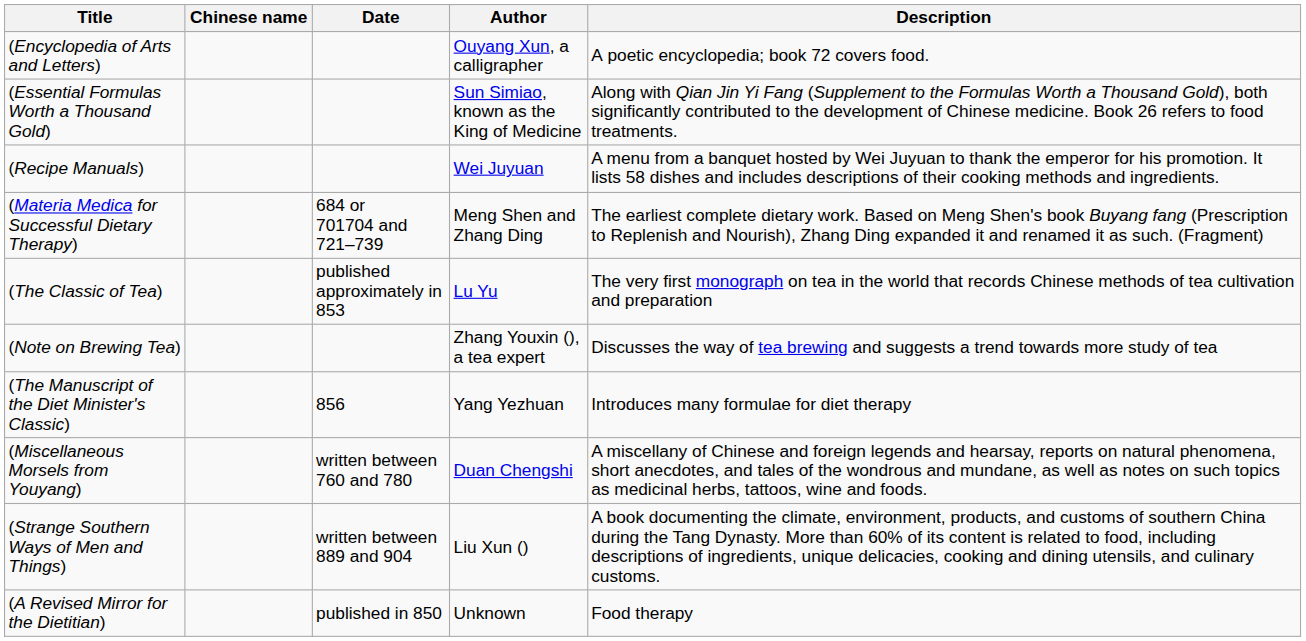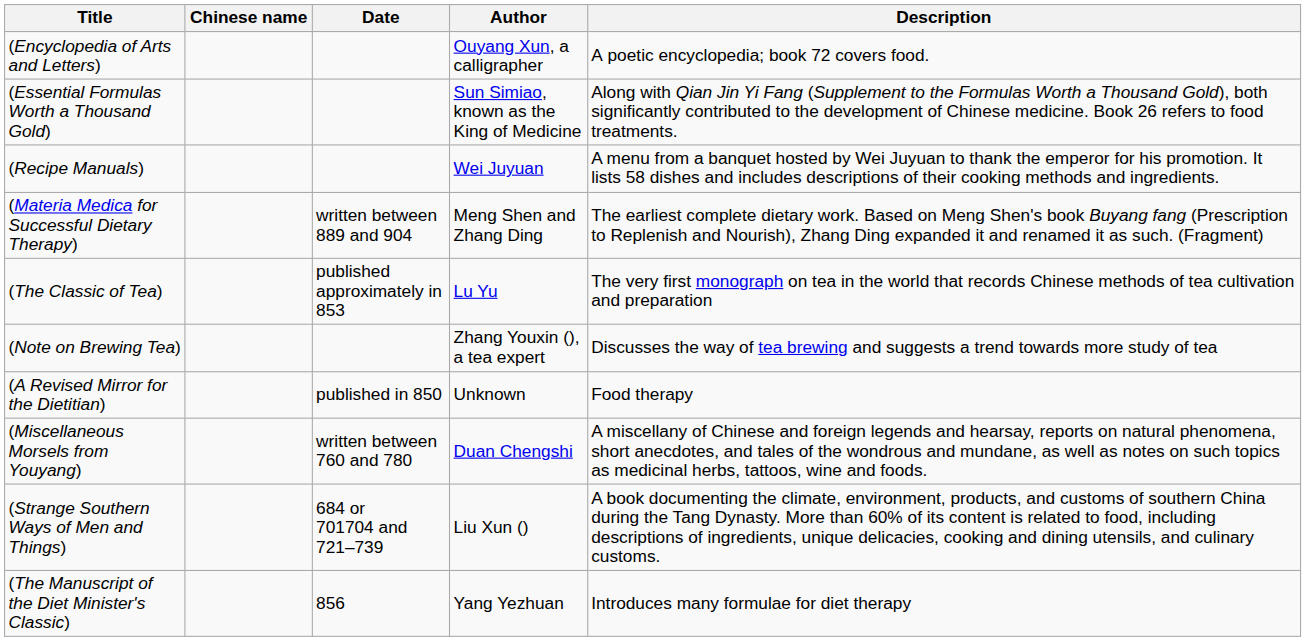(362, 225) 684 or 701704 and 721–739 -> (377, 225) written between 889 and 904
rows swapped: (88, 613) <-> (81, 404)
(377, 546) written between 889 and 904 -> (362, 527) 684 or 701704 and 721–739
